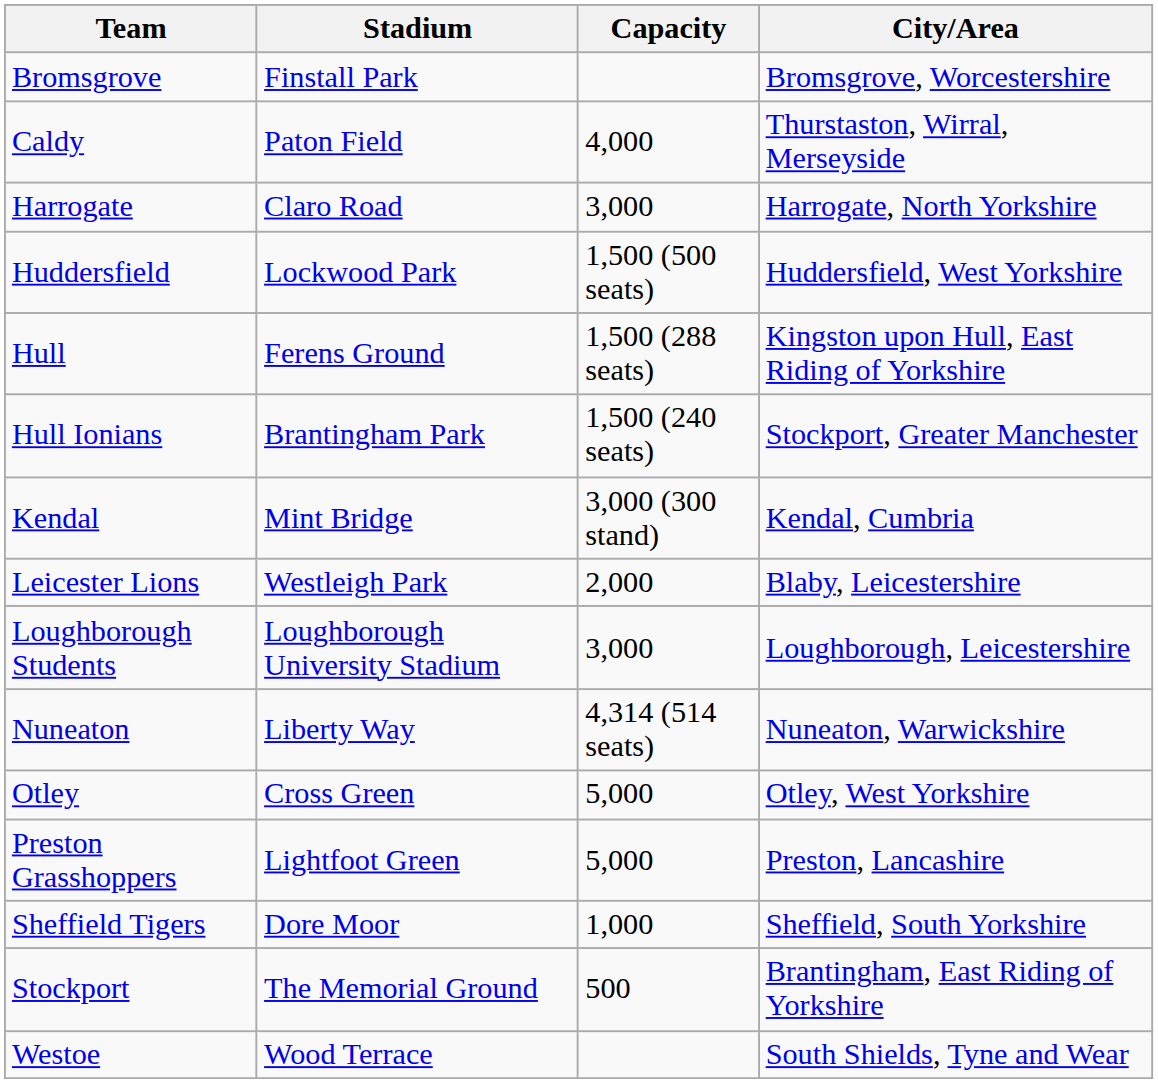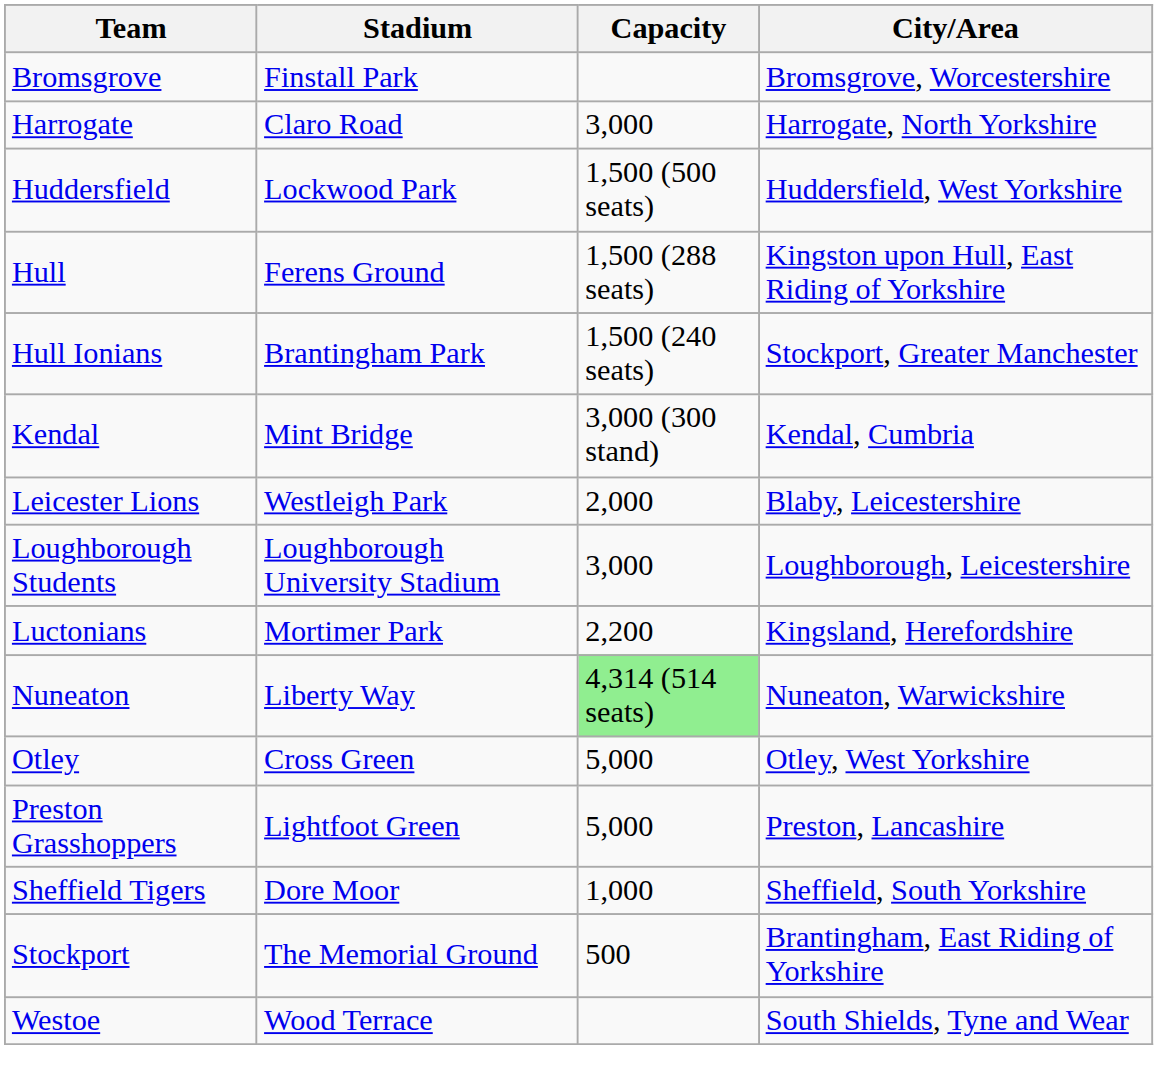- row: (48, 141)
+ row: (79, 630)
(651, 729) no background -> (651, 695) lightgreen background
